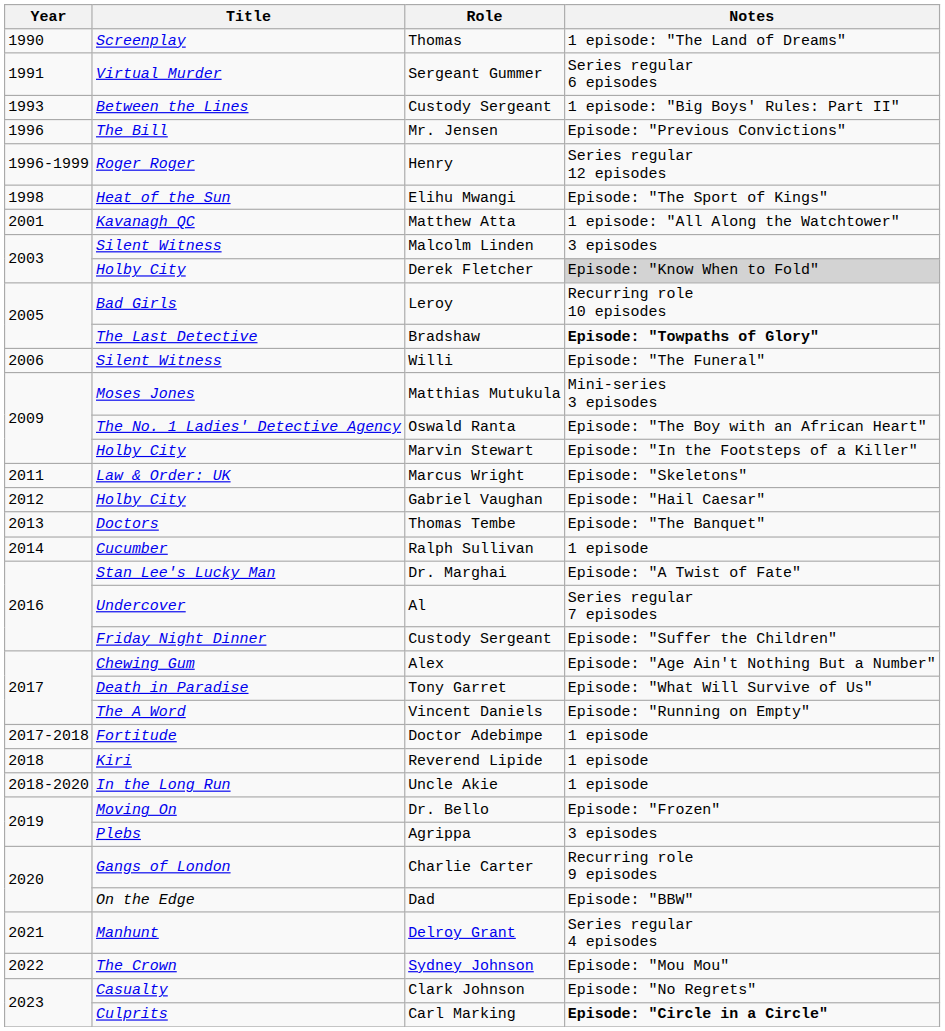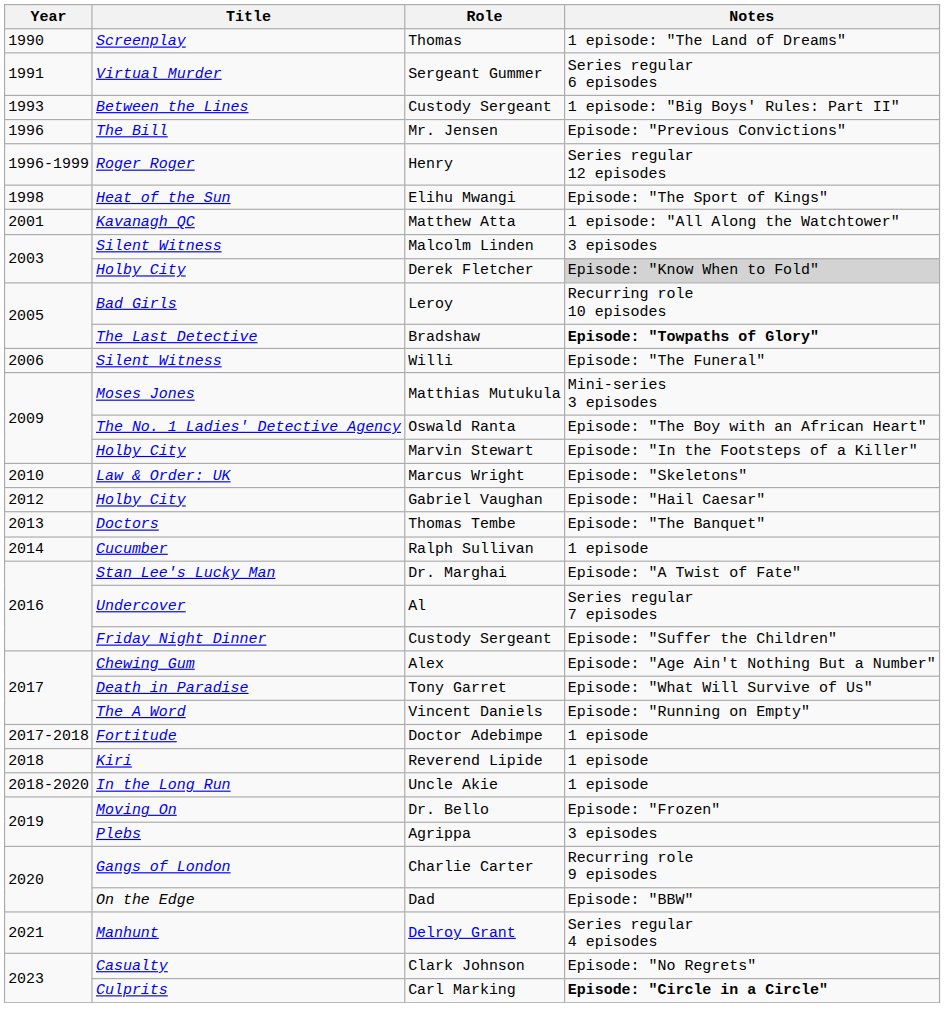(26, 476) 2011 -> (26, 476) 2010
- row: (136, 966)
